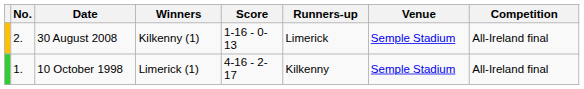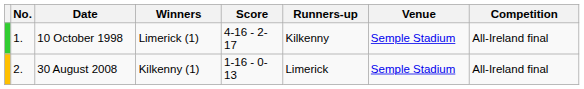rows swapped: (80, 69) <-> (77, 38)
